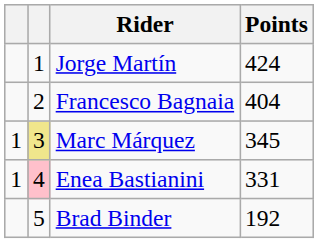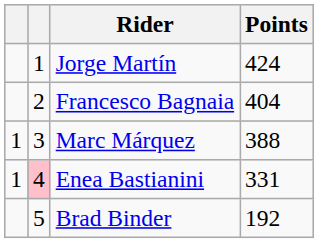(39, 140) khaki background -> (39, 140) no background
(263, 140) 345 -> (263, 140) 388
